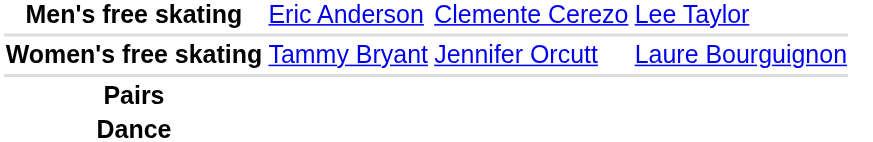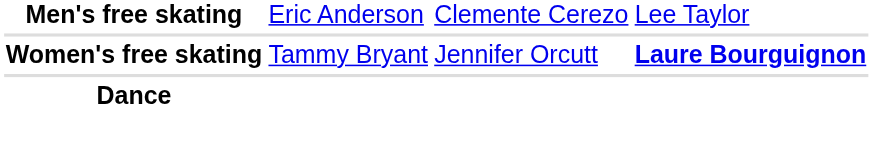(741, 54) normal -> (750, 54) bold
- row: (134, 95)
